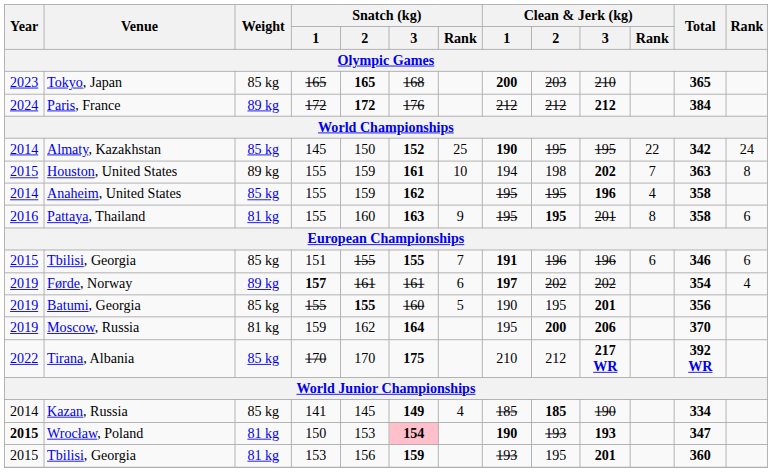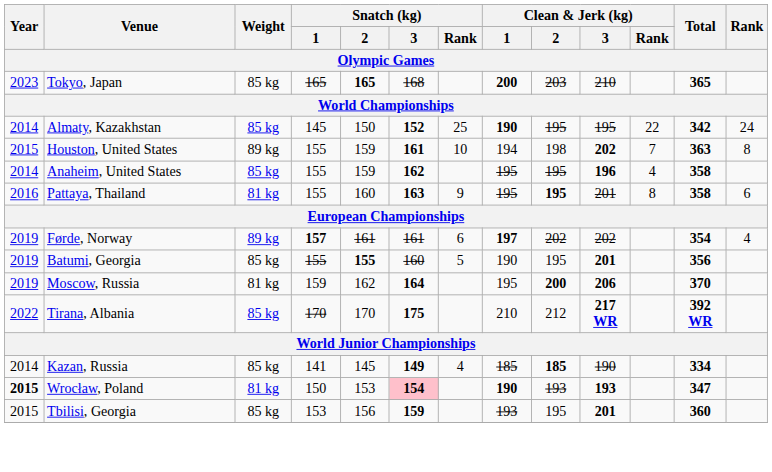- row: (84, 104)
- row: (92, 261)
(263, 455) 81 kg -> (263, 411) 85 kg
